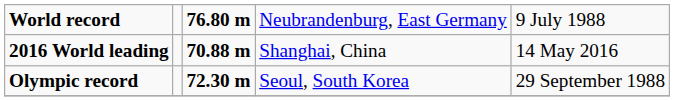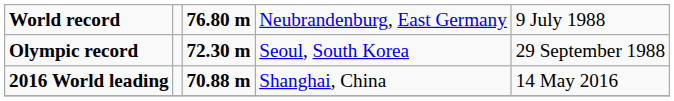rows swapped: (74, 80) <-> (89, 50)
